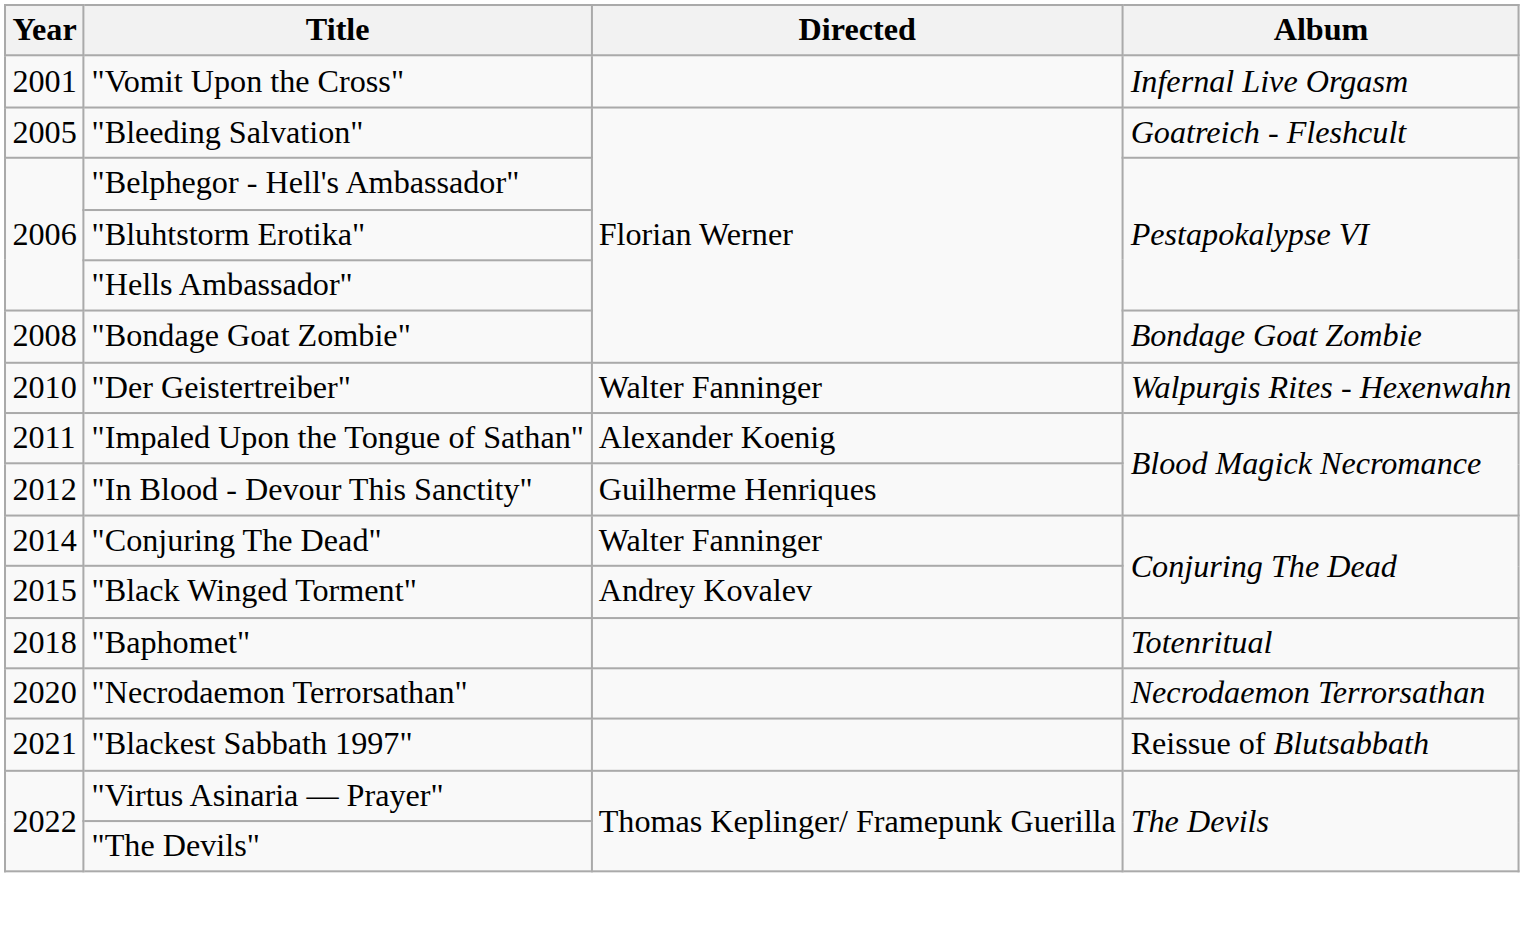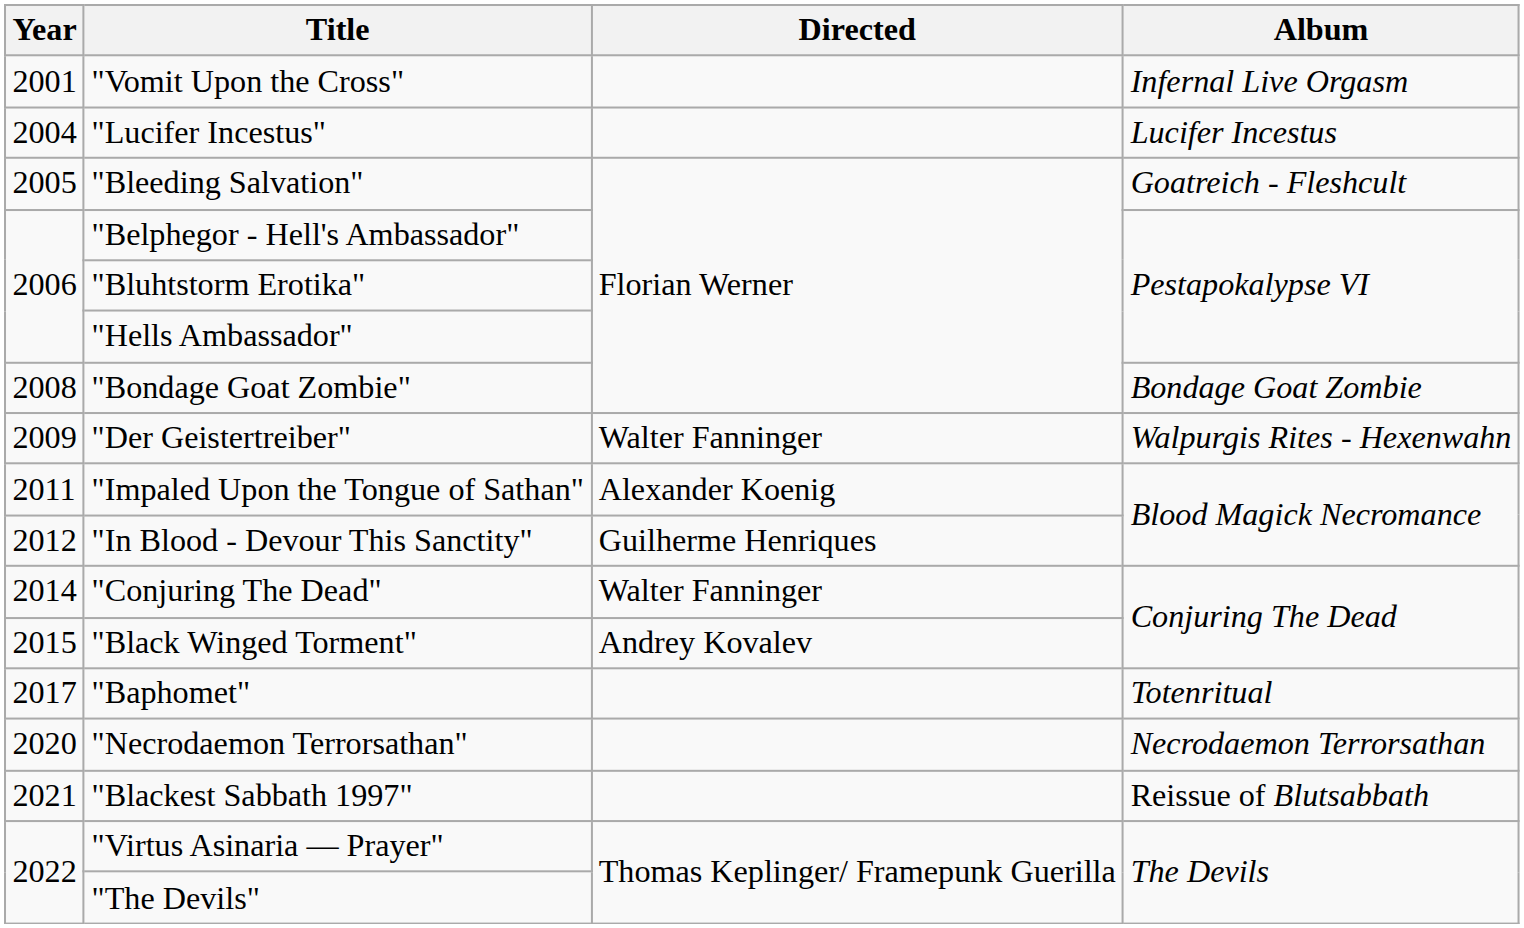+ row: (209, 132)
(45, 387) 2010 -> (45, 438) 2009
(45, 642) 2018 -> (45, 693) 2017
